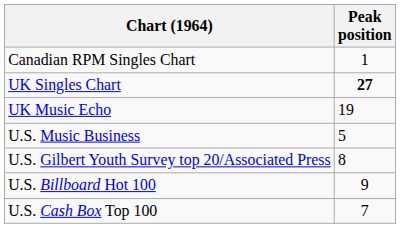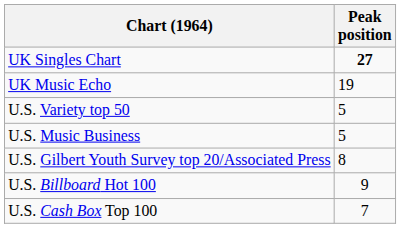- row: (102, 60)
+ row: (69, 110)
